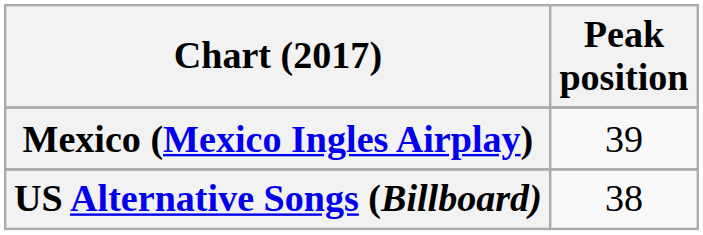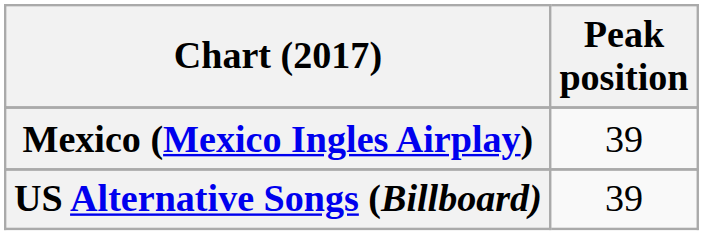(624, 198) 38 -> (624, 198) 39
